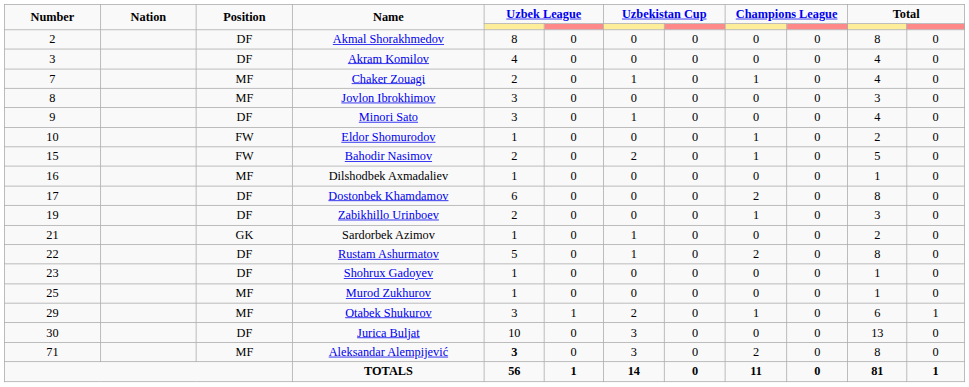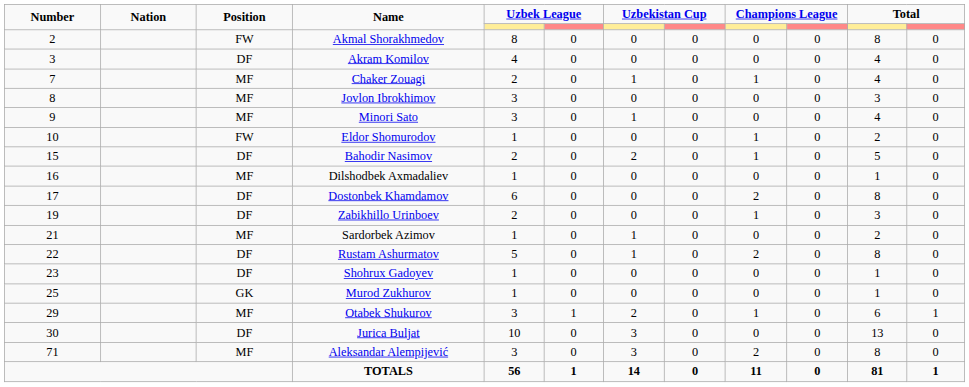(244, 39) DF -> (244, 39) FW
(244, 117) DF -> (244, 117) MF
(244, 156) FW -> (244, 156) DF
(244, 234) GK -> (244, 234) MF
(244, 293) MF -> (244, 293) GK
(514, 352) bold -> (514, 352) normal
